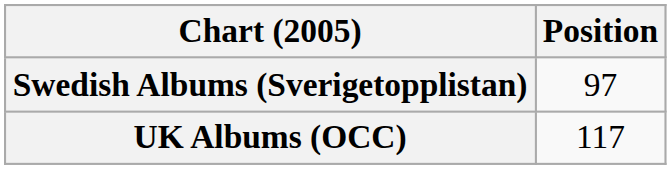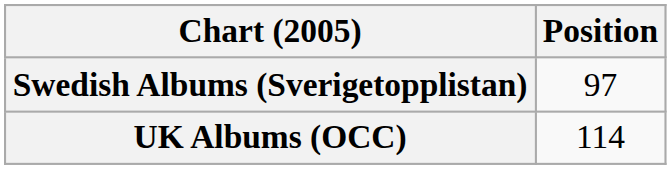(600, 137) 117 -> (600, 137) 114
